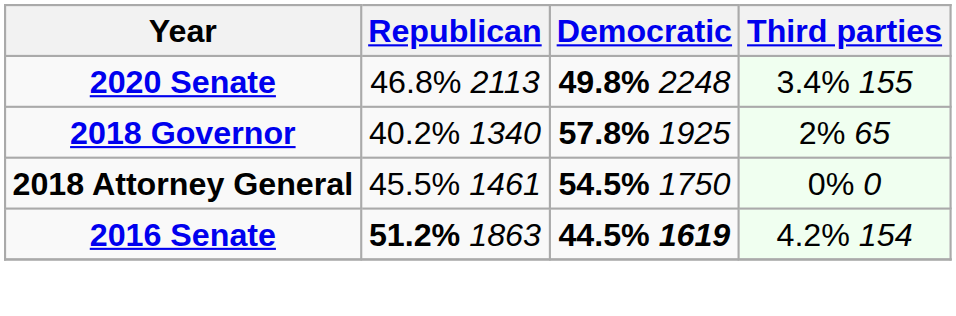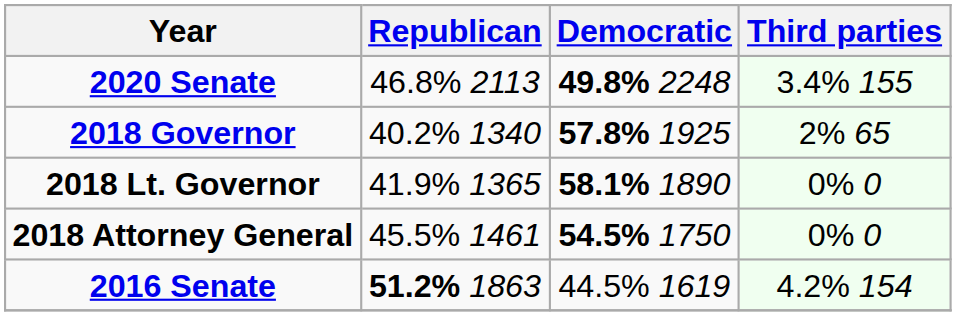+ row: (183, 184)
(644, 235) bold -> (644, 286) normal
